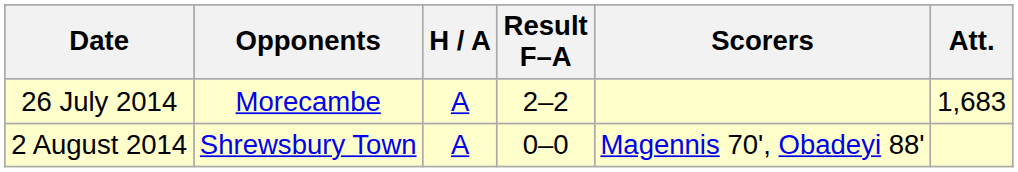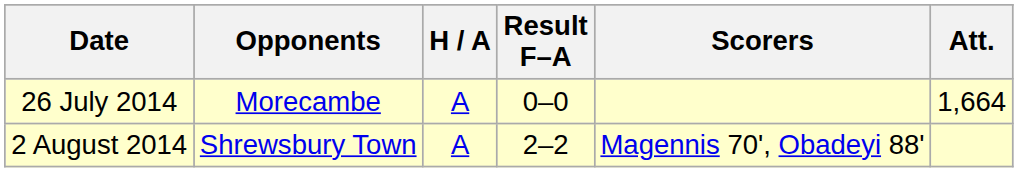(546, 100) 2–2 -> (546, 100) 0–0
(972, 100) 1,683 -> (972, 100) 1,664
(546, 144) 0–0 -> (546, 144) 2–2
